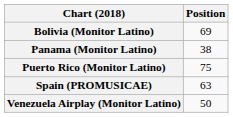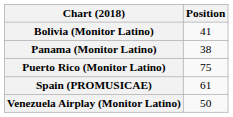(206, 31) 69 -> (206, 31) 41
(206, 85) 63 -> (206, 85) 61
